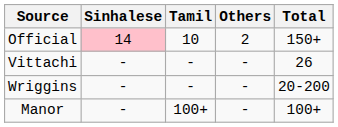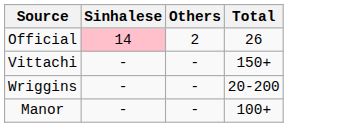- column: (191, 16)
(304, 40) 150+ -> (254, 40) 26
(304, 63) 26 -> (254, 63) 150+
